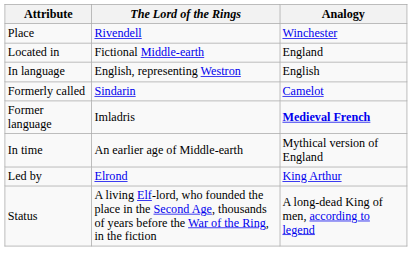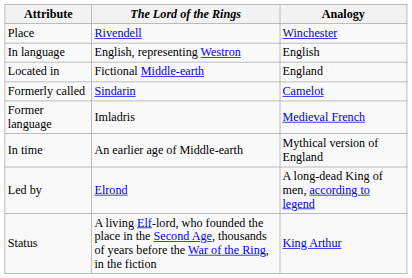rows swapped: (34, 52) <-> (36, 71)
(326, 117) bold -> (324, 117) normal
(312, 176) King Arthur -> (333, 190) A long-dead King of men, according to legend
(333, 216) A long-dead King of men, according to legend -> (312, 243) King Arthur
